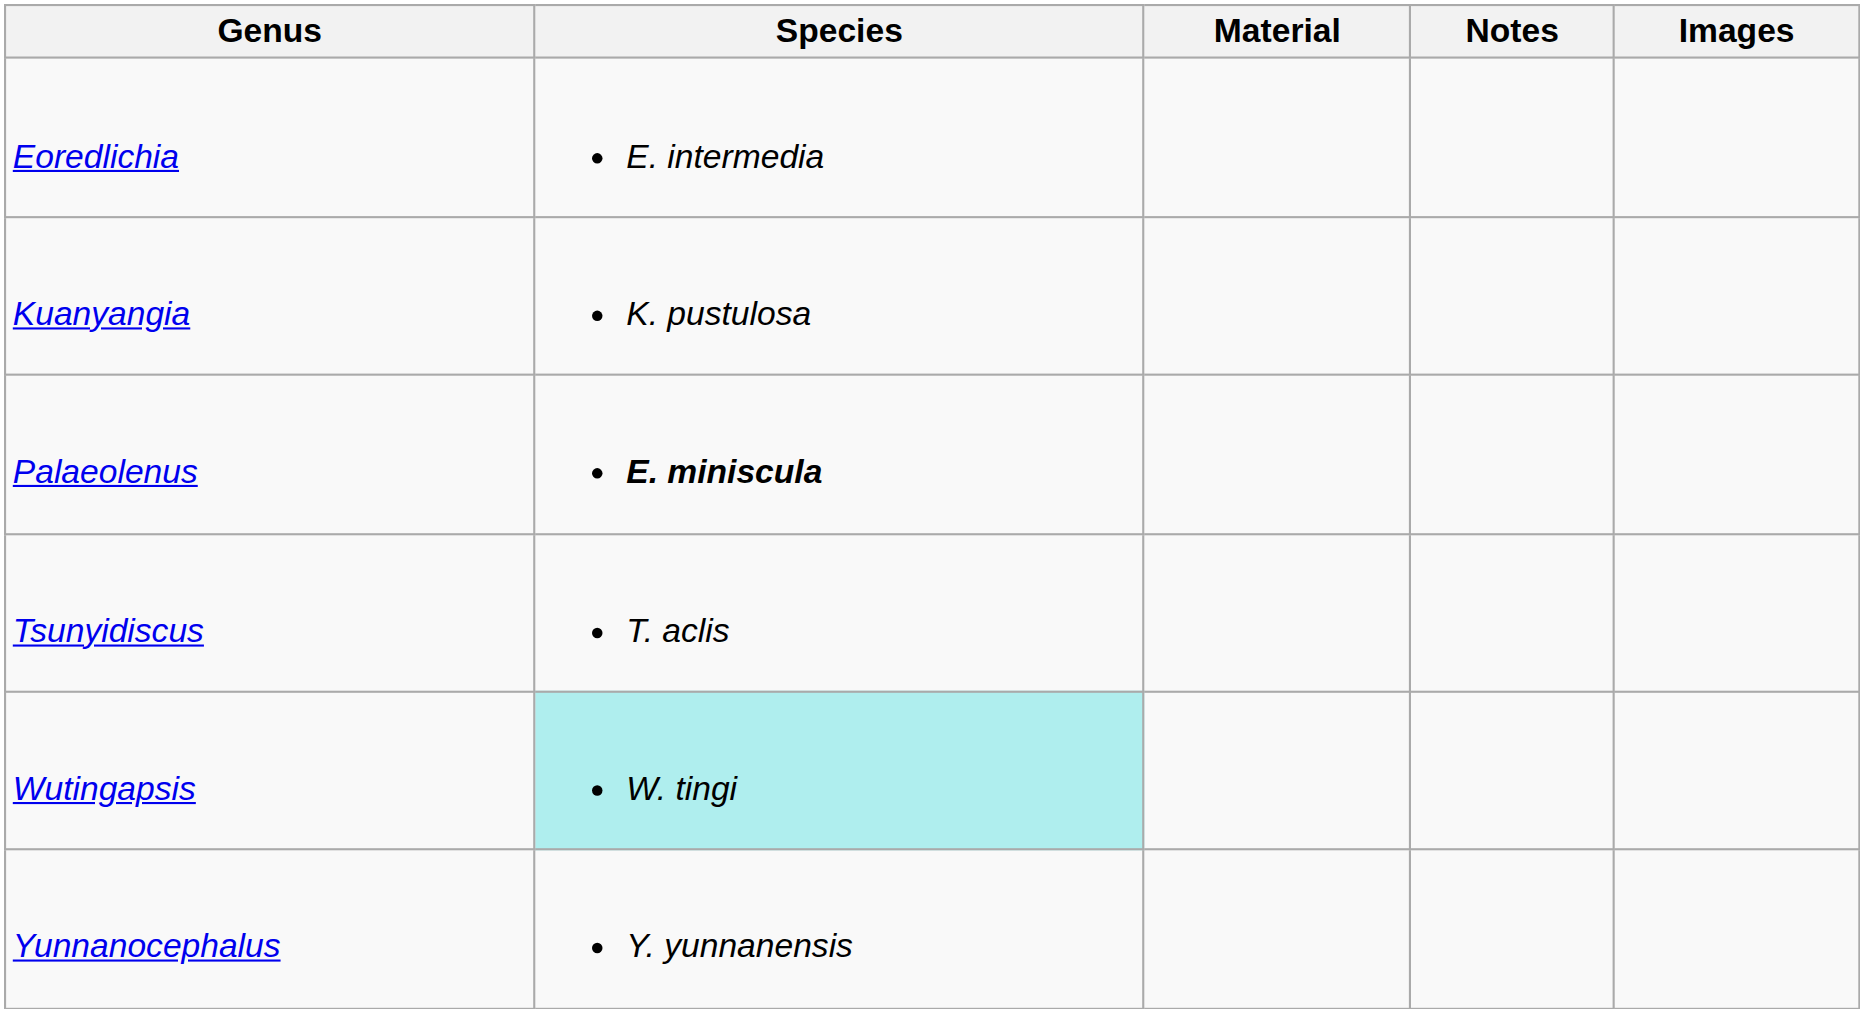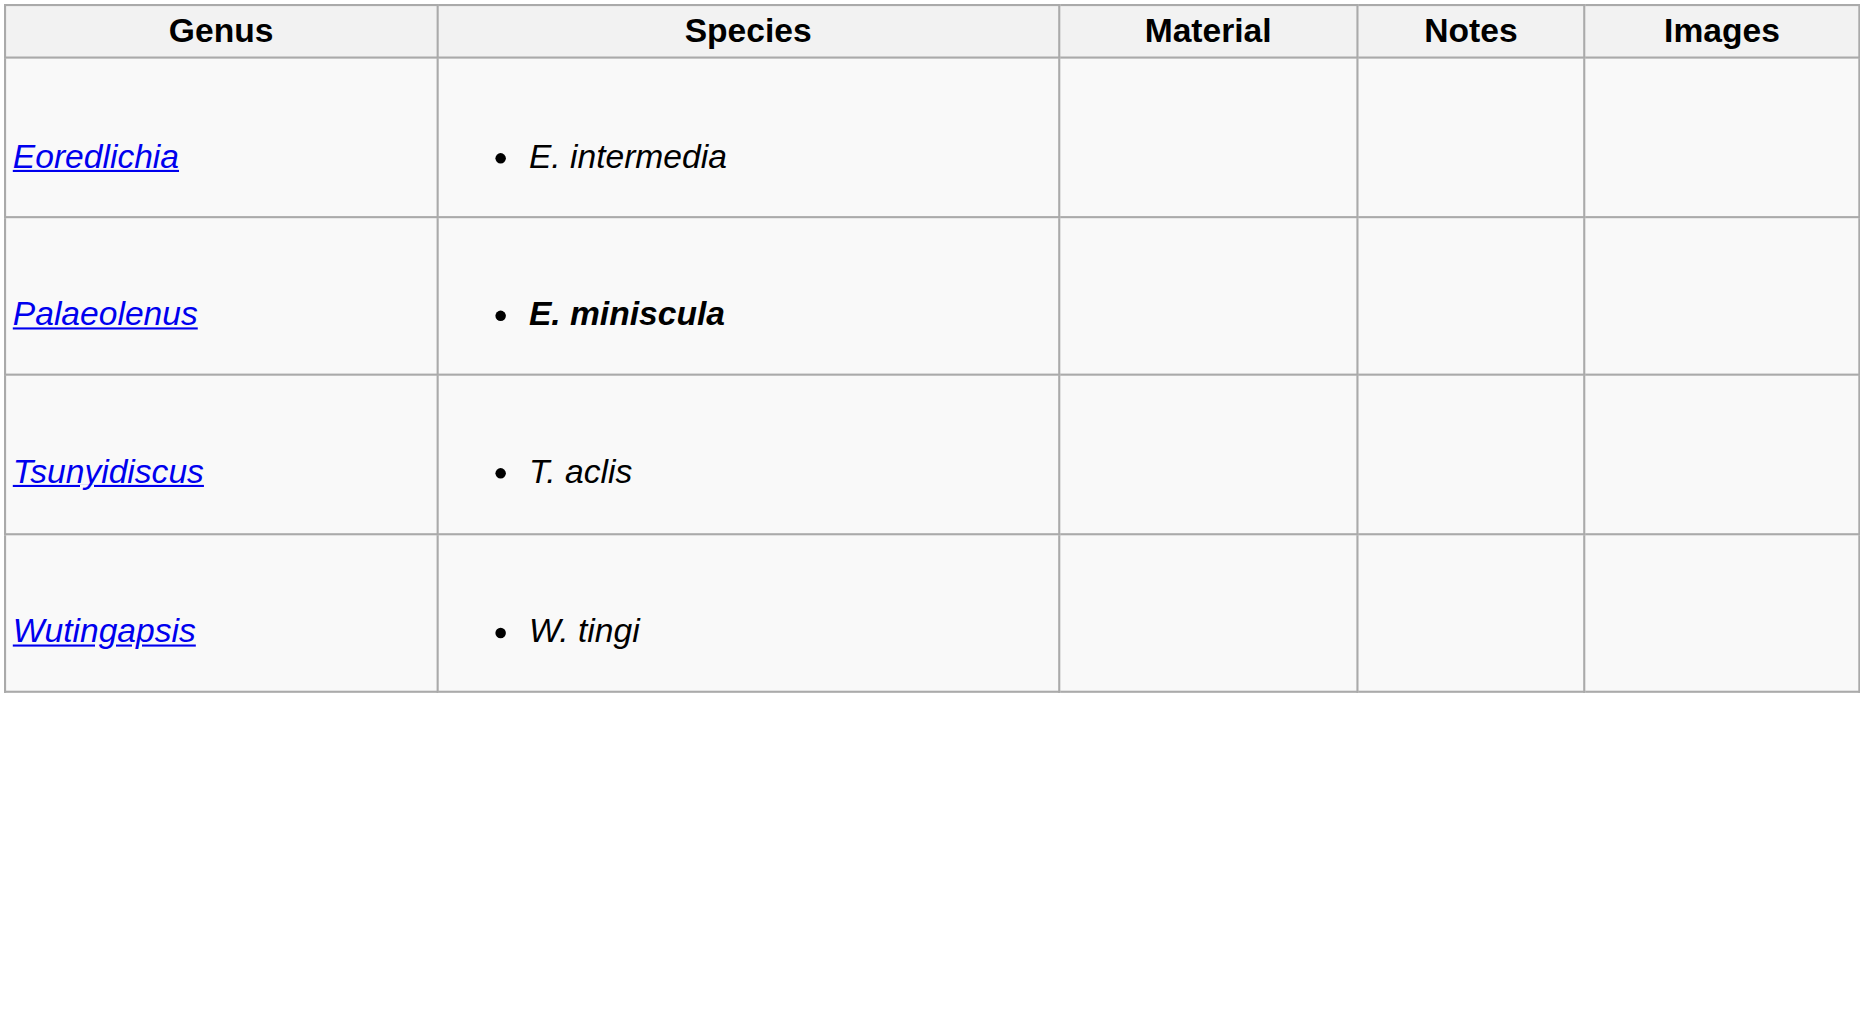- row: (102, 314)
(839, 790) paleturquoise background -> (748, 631) no background
- row: (147, 947)
